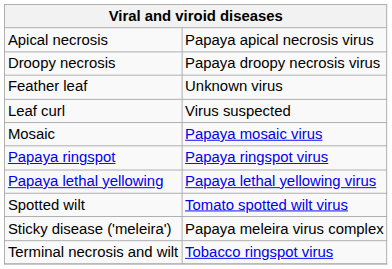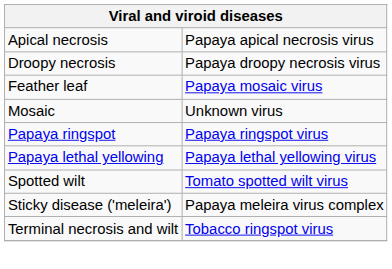(234, 87) Unknown virus -> (254, 87) Papaya mosaic virus
- row: (36, 110)
(254, 134) Papaya mosaic virus -> (234, 110) Unknown virus
